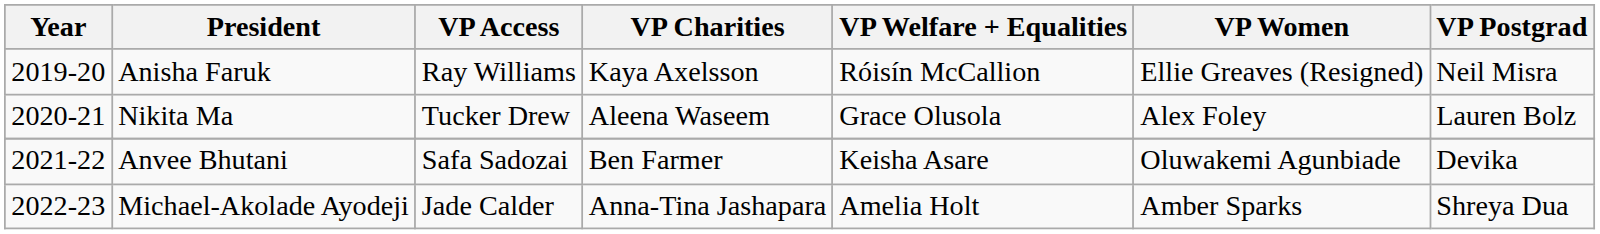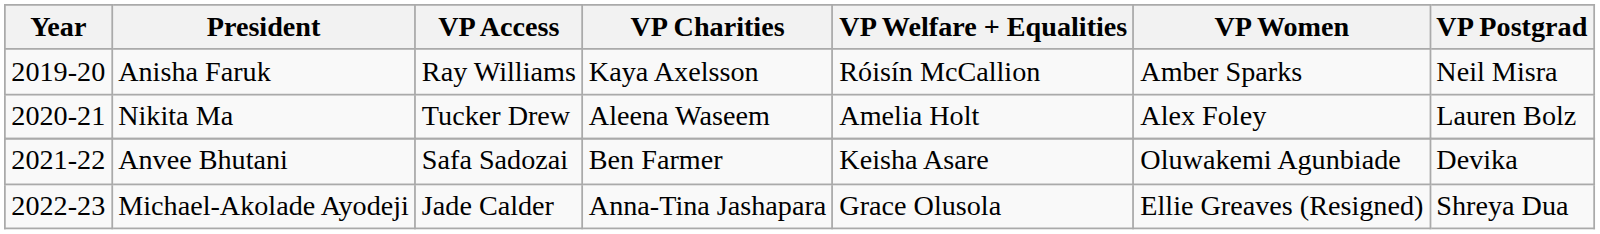(1282, 71) Ellie Greaves (Resigned) -> (1221, 71) Amber Sparks
(920, 116) Grace Olusola -> (909, 116) Amelia Holt
(909, 205) Amelia Holt -> (920, 205) Grace Olusola
(1221, 205) Amber Sparks -> (1282, 205) Ellie Greaves (Resigned)
